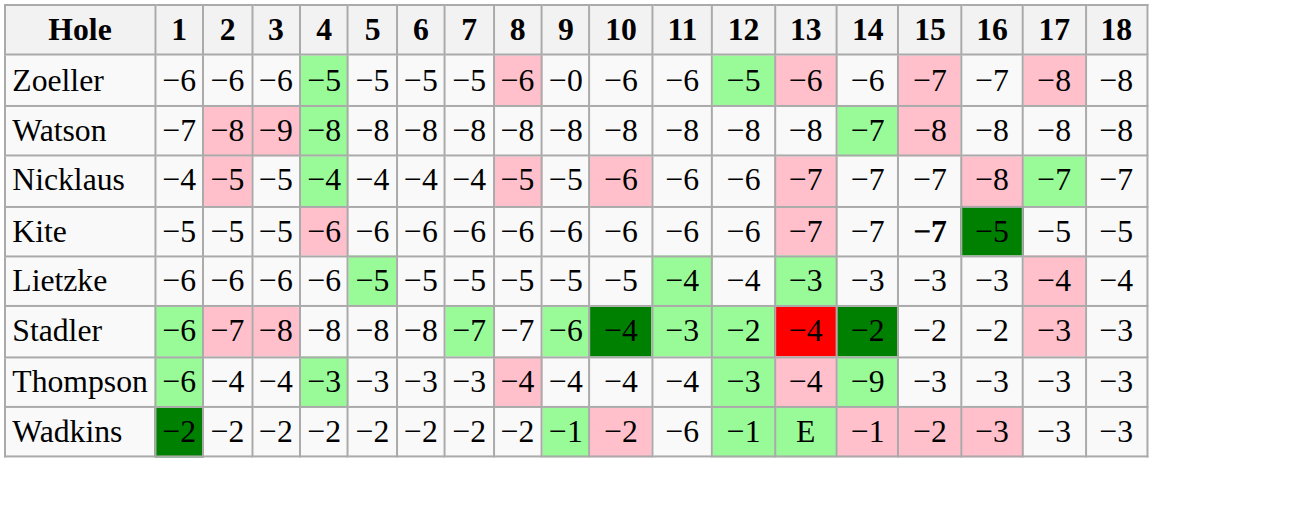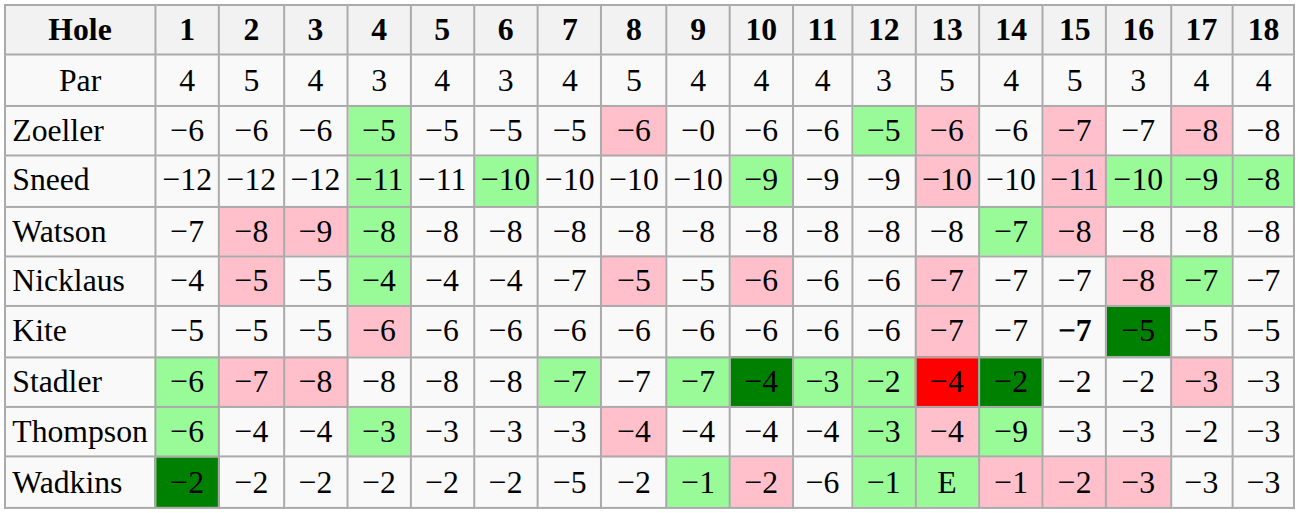+ row: (80, 79)
+ row: (51, 180)
(469, 180) −4 -> (570, 280) −7
- row: (60, 280)
(566, 331) −6 -> (698, 381) −7
(1054, 381) −3 -> (1201, 431) −2
(469, 431) −2 -> (570, 481) −5
